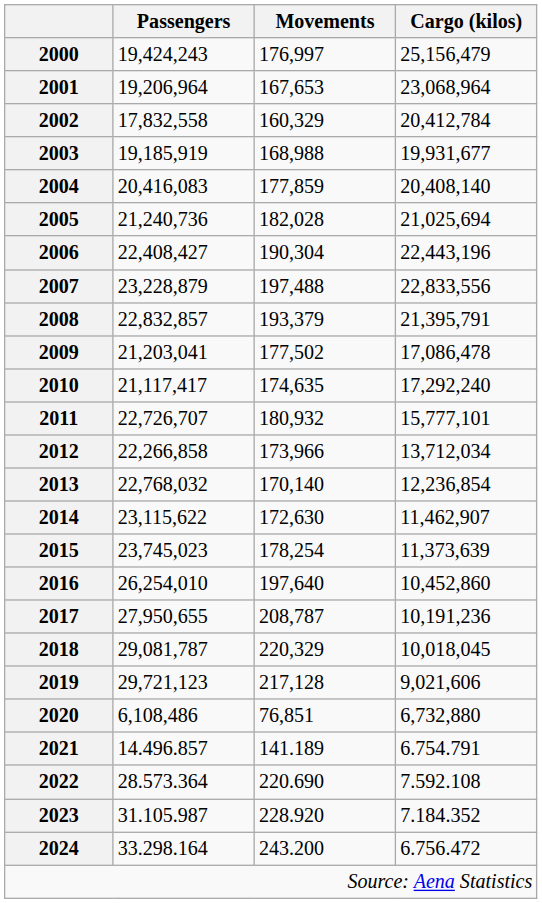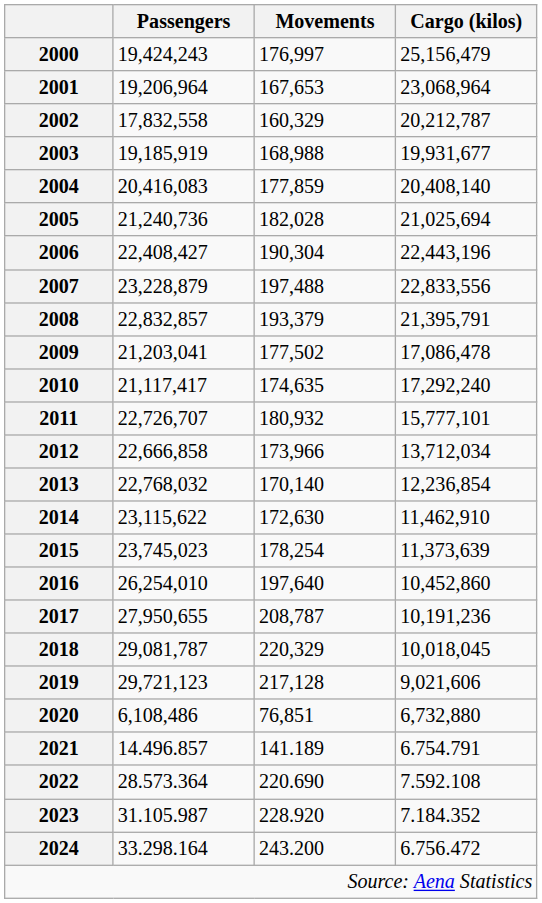(445, 120) 20,412,784 -> (445, 120) 20,212,787
(163, 451) 22,266,858 -> (163, 451) 22,666,858
(445, 517) 11,462,907 -> (445, 517) 11,462,910
